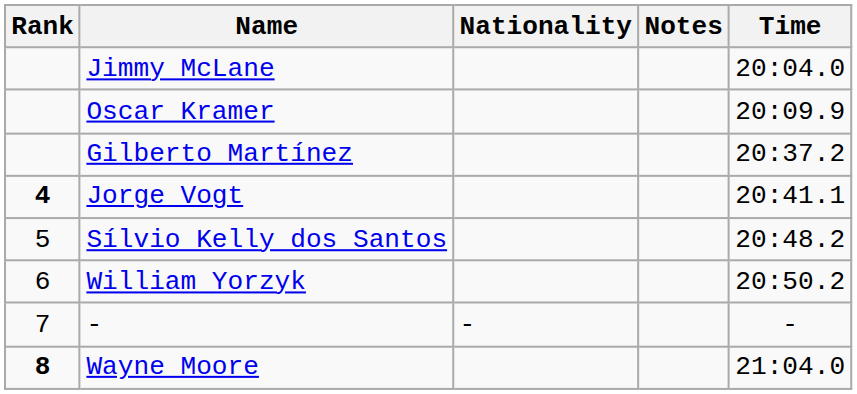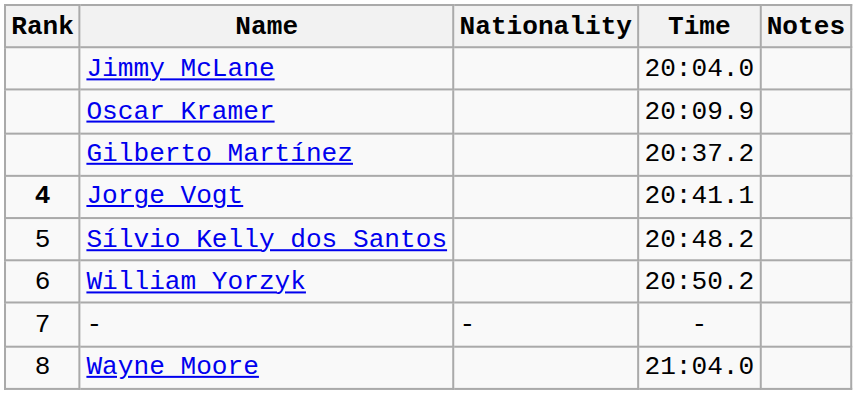columns swapped: (790, 26) <-> (684, 26)
(43, 367) bold -> (43, 367) normal
